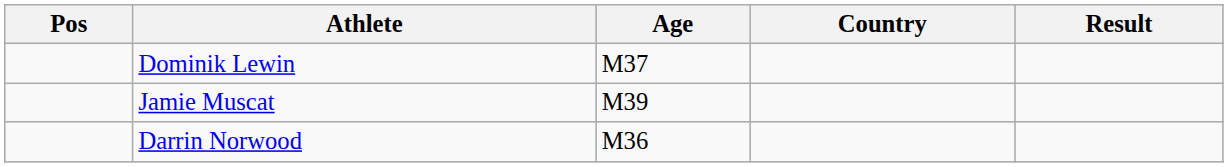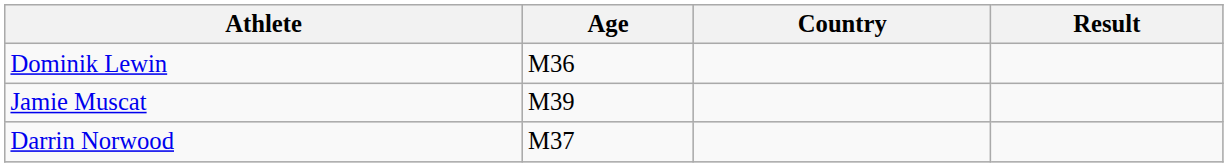- column: (69, 24)
(625, 63) M37 -> (551, 63) M36
(625, 141) M36 -> (551, 141) M37
